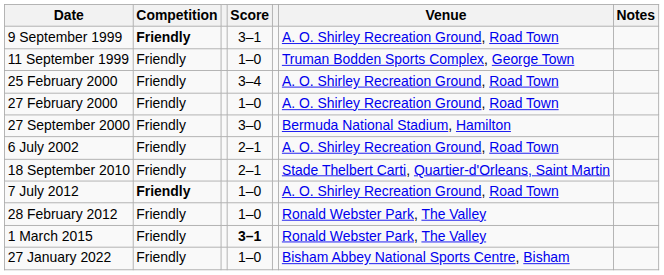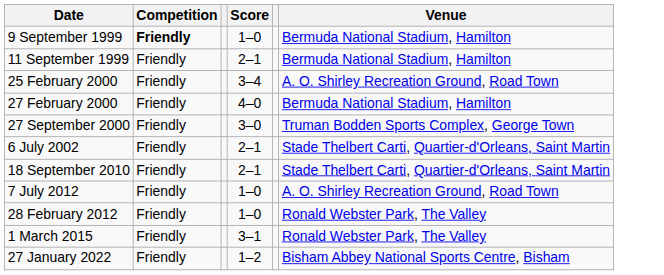- column: (636, 15)
(250, 37) 3–1 -> (250, 37) 1–0
(420, 37) A. O. Shirley Recreation Ground, Road Town -> (396, 37) Bermuda National Stadium, Hamilton
(250, 59) 1–0 -> (250, 59) 2–1
(428, 59) Truman Bodden Sports Complex, George Town -> (396, 59) Bermuda National Stadium, Hamilton
(250, 103) 1–0 -> (250, 103) 4–0
(420, 103) A. O. Shirley Recreation Ground, Road Town -> (396, 103) Bermuda National Stadium, Hamilton
(396, 125) Bermuda National Stadium, Hamilton -> (428, 125) Truman Bodden Sports Complex, George Town
(420, 147) A. O. Shirley Recreation Ground, Road Town -> (446, 147) Stade Thelbert Carti, Quartier-d'Orleans, Saint Martin
(163, 192) bold -> (161, 192) normal
(250, 236) bold -> (250, 236) normal
(250, 258) 1–0 -> (250, 258) 1–2
